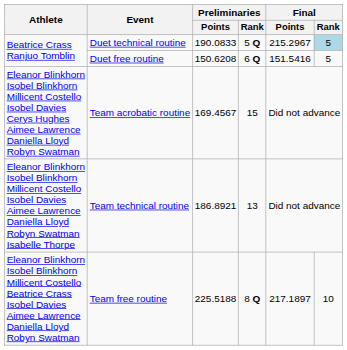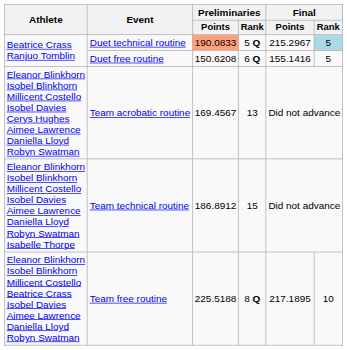(216, 43) no background -> (216, 43) lightsalmon background
(290, 59) 151.5416 -> (290, 59) 155.1416
(252, 113) 15 -> (252, 113) 13
(216, 206) 186.8921 -> (216, 206) 186.8912
(252, 206) 13 -> (252, 206) 15
(290, 299) 217.1897 -> (290, 299) 217.1895
